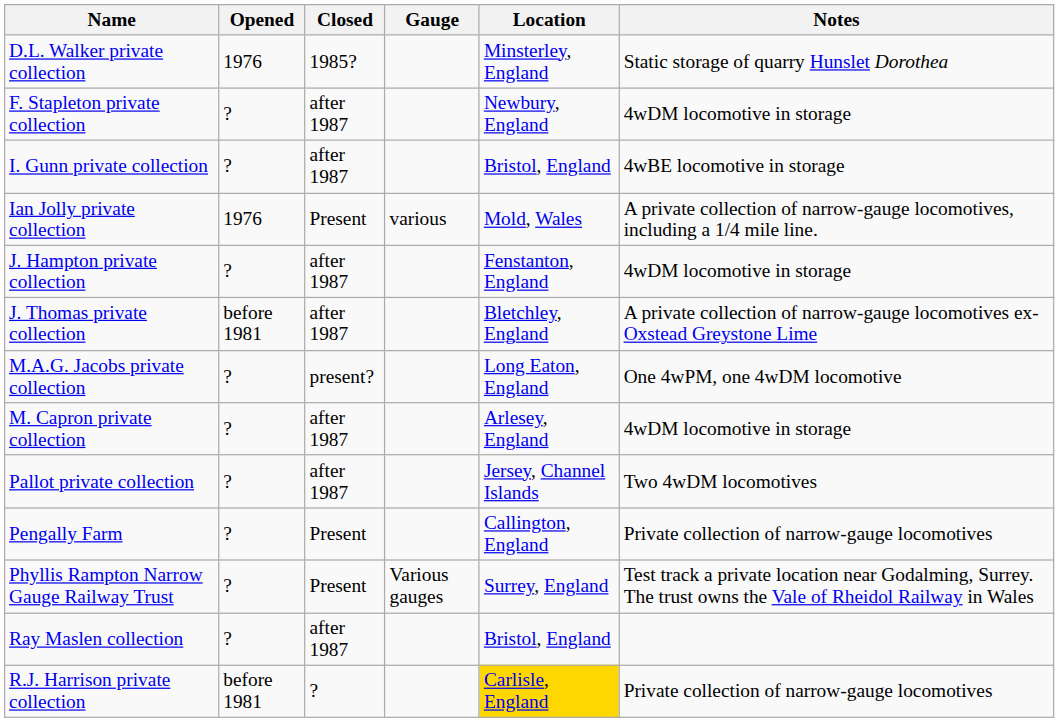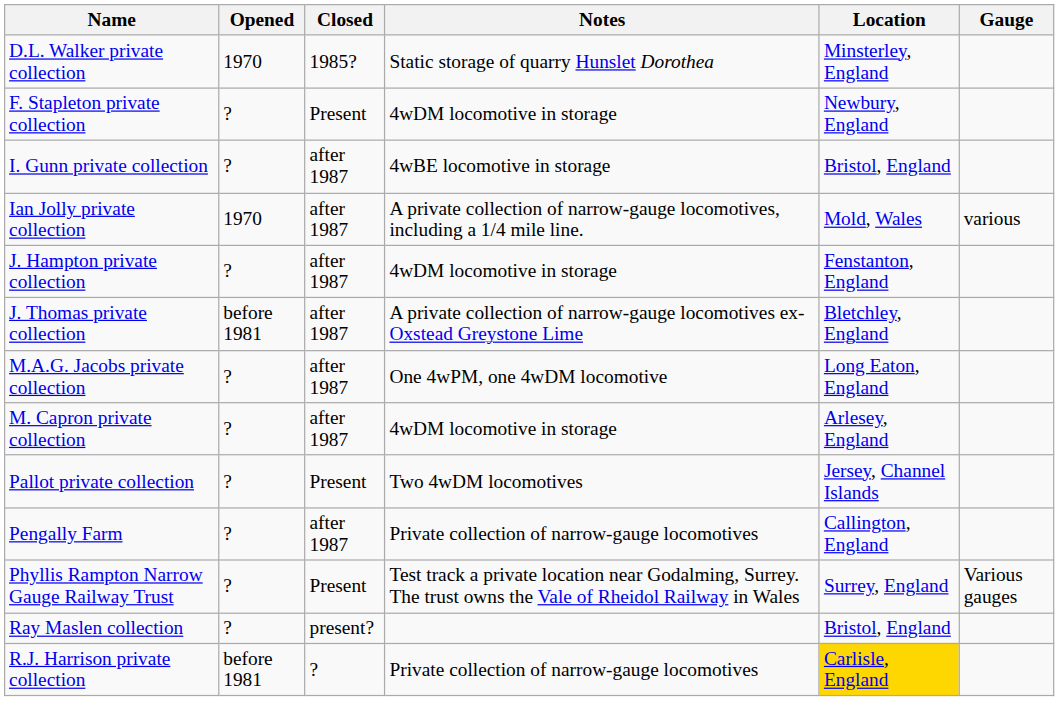columns swapped: (432, 19) <-> (836, 19)
(243, 61) 1976 -> (243, 61) 1970
(329, 113) after 1987 -> (338, 113) Present
(243, 218) 1976 -> (243, 218) 1970
(338, 218) Present -> (329, 218) after 1987
(342, 376) present? -> (329, 376) after 1987
(329, 481) after 1987 -> (338, 481) Present
(338, 533) Present -> (329, 533) after 1987
(329, 638) after 1987 -> (342, 627) present?
